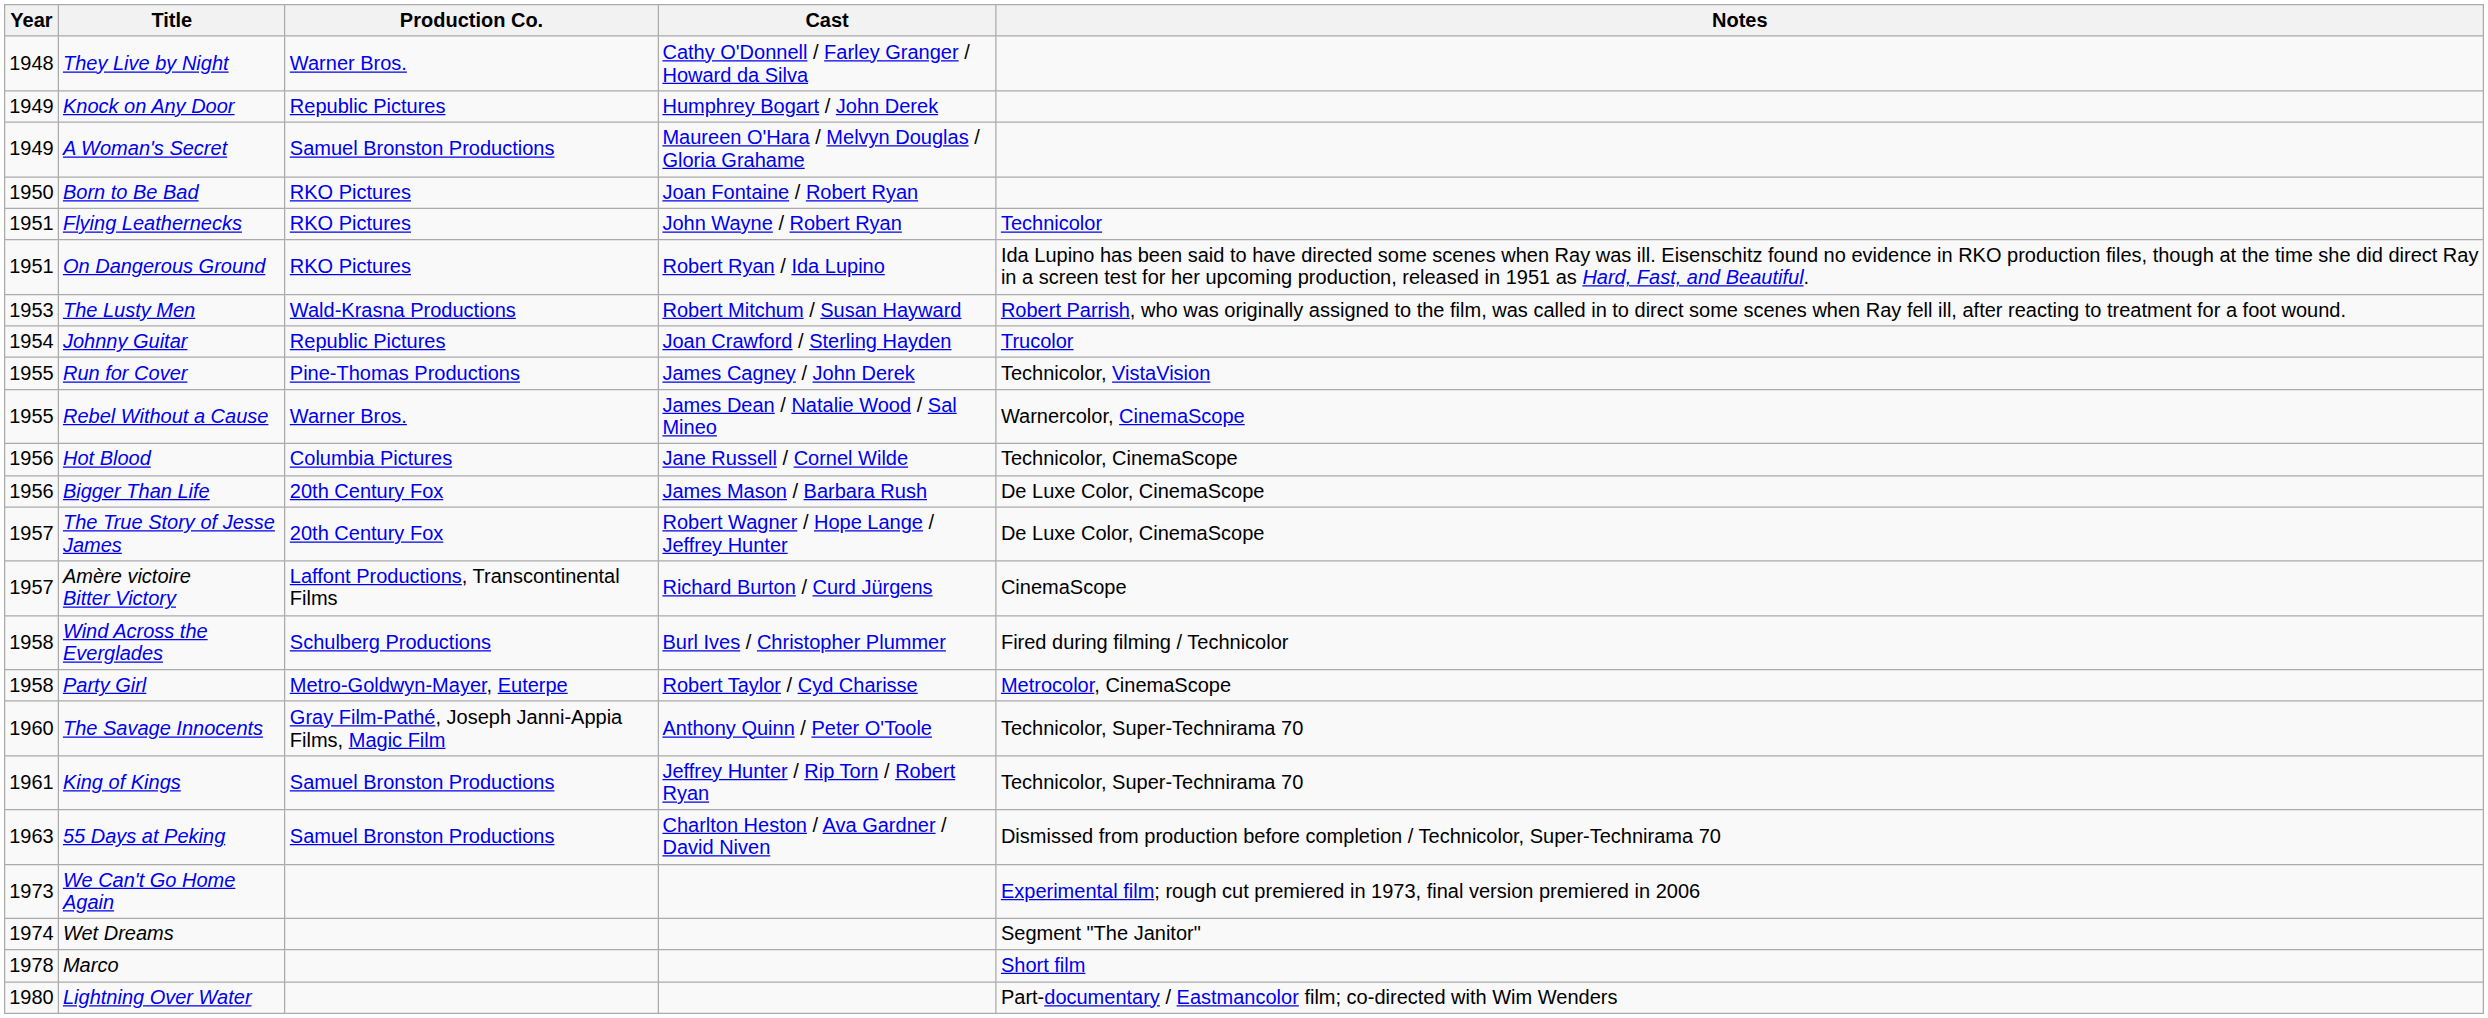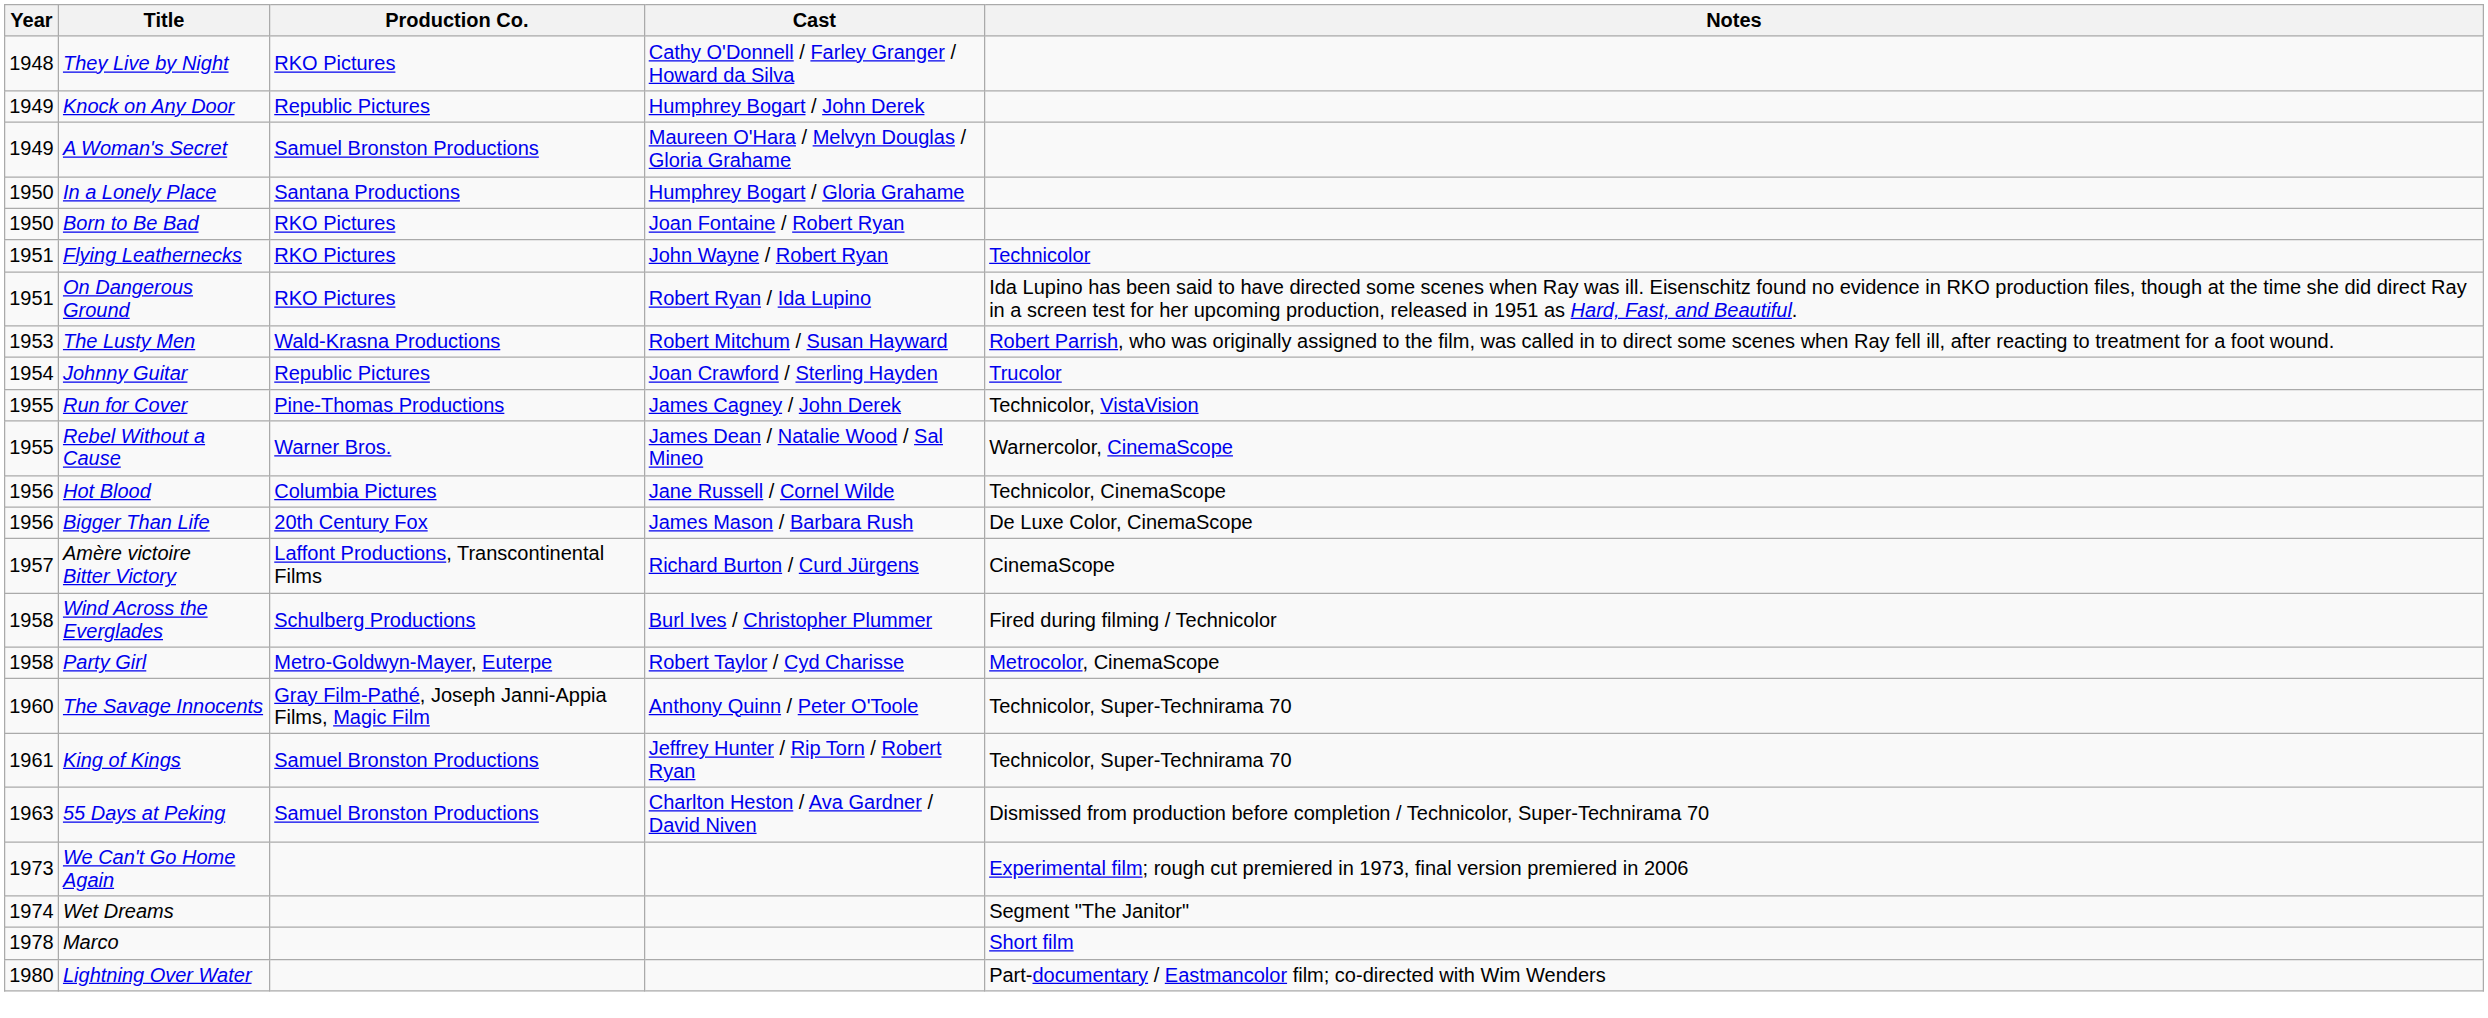(348, 63) Warner Bros. -> (335, 63) RKO Pictures
+ row: (140, 192)
- row: (169, 533)
